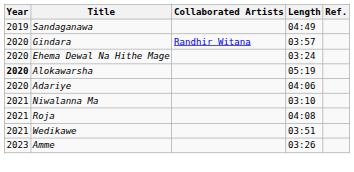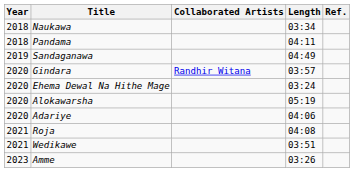+ row: (52, 27)
+ row: (52, 41)
(17, 71) bold -> (17, 101) normal
- row: (66, 101)
